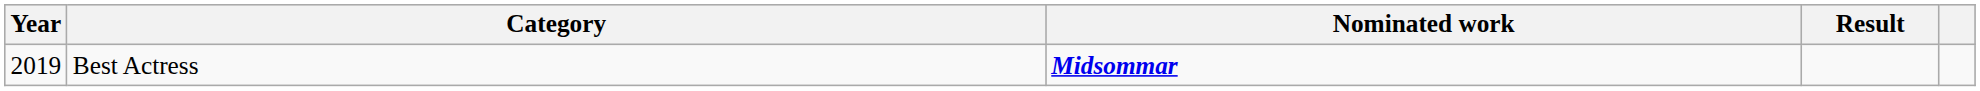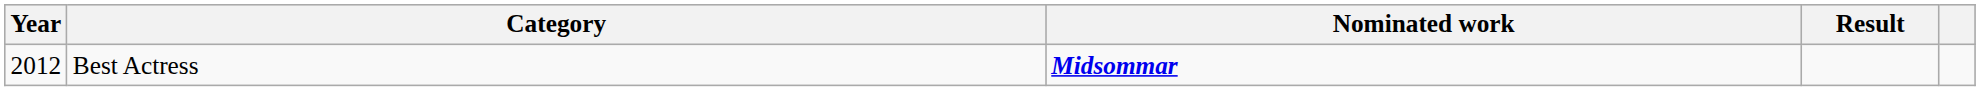(36, 64) 2019 -> (36, 64) 2012
